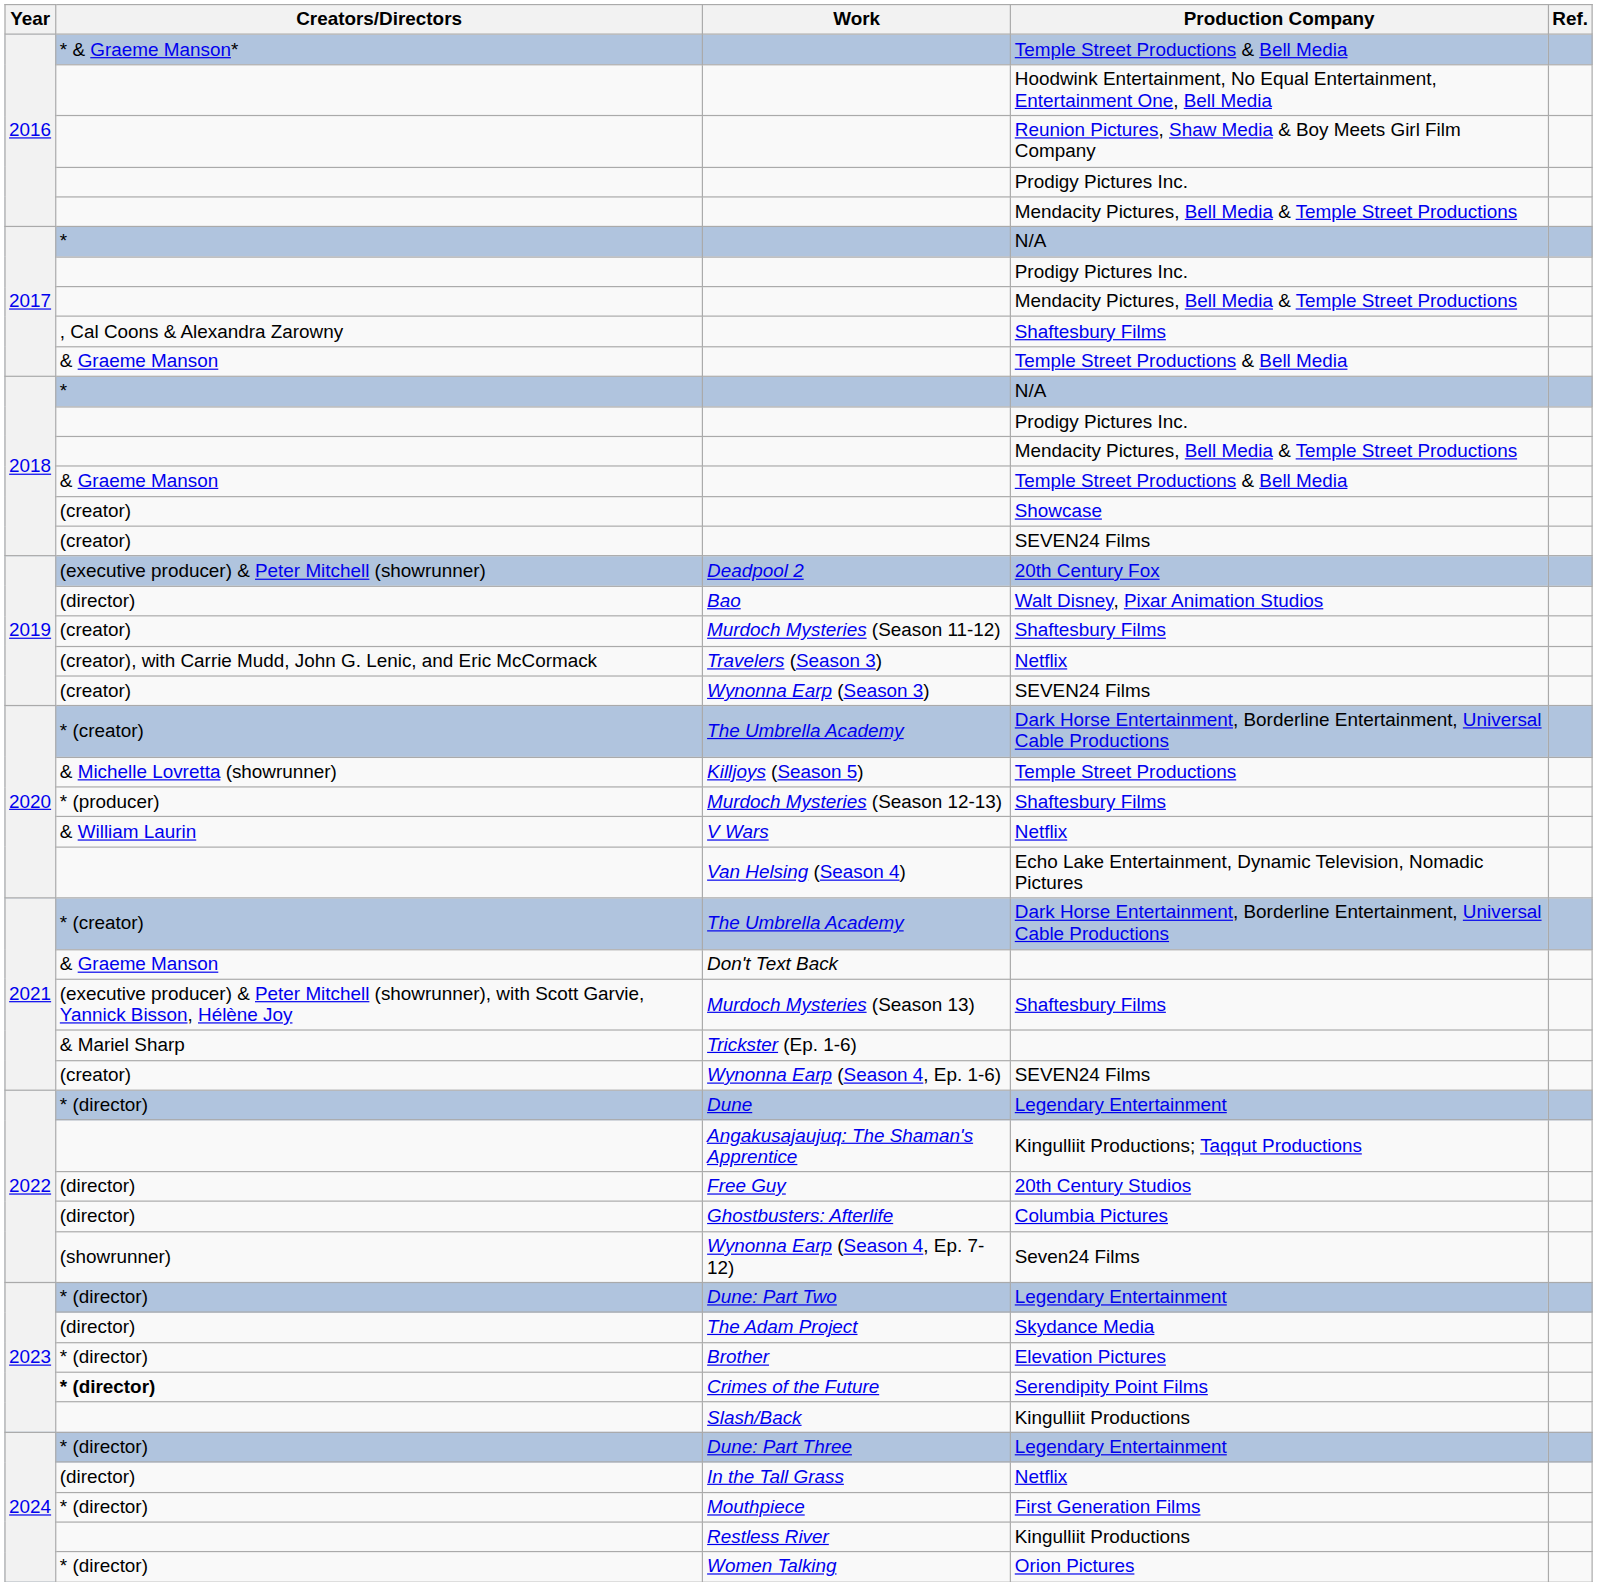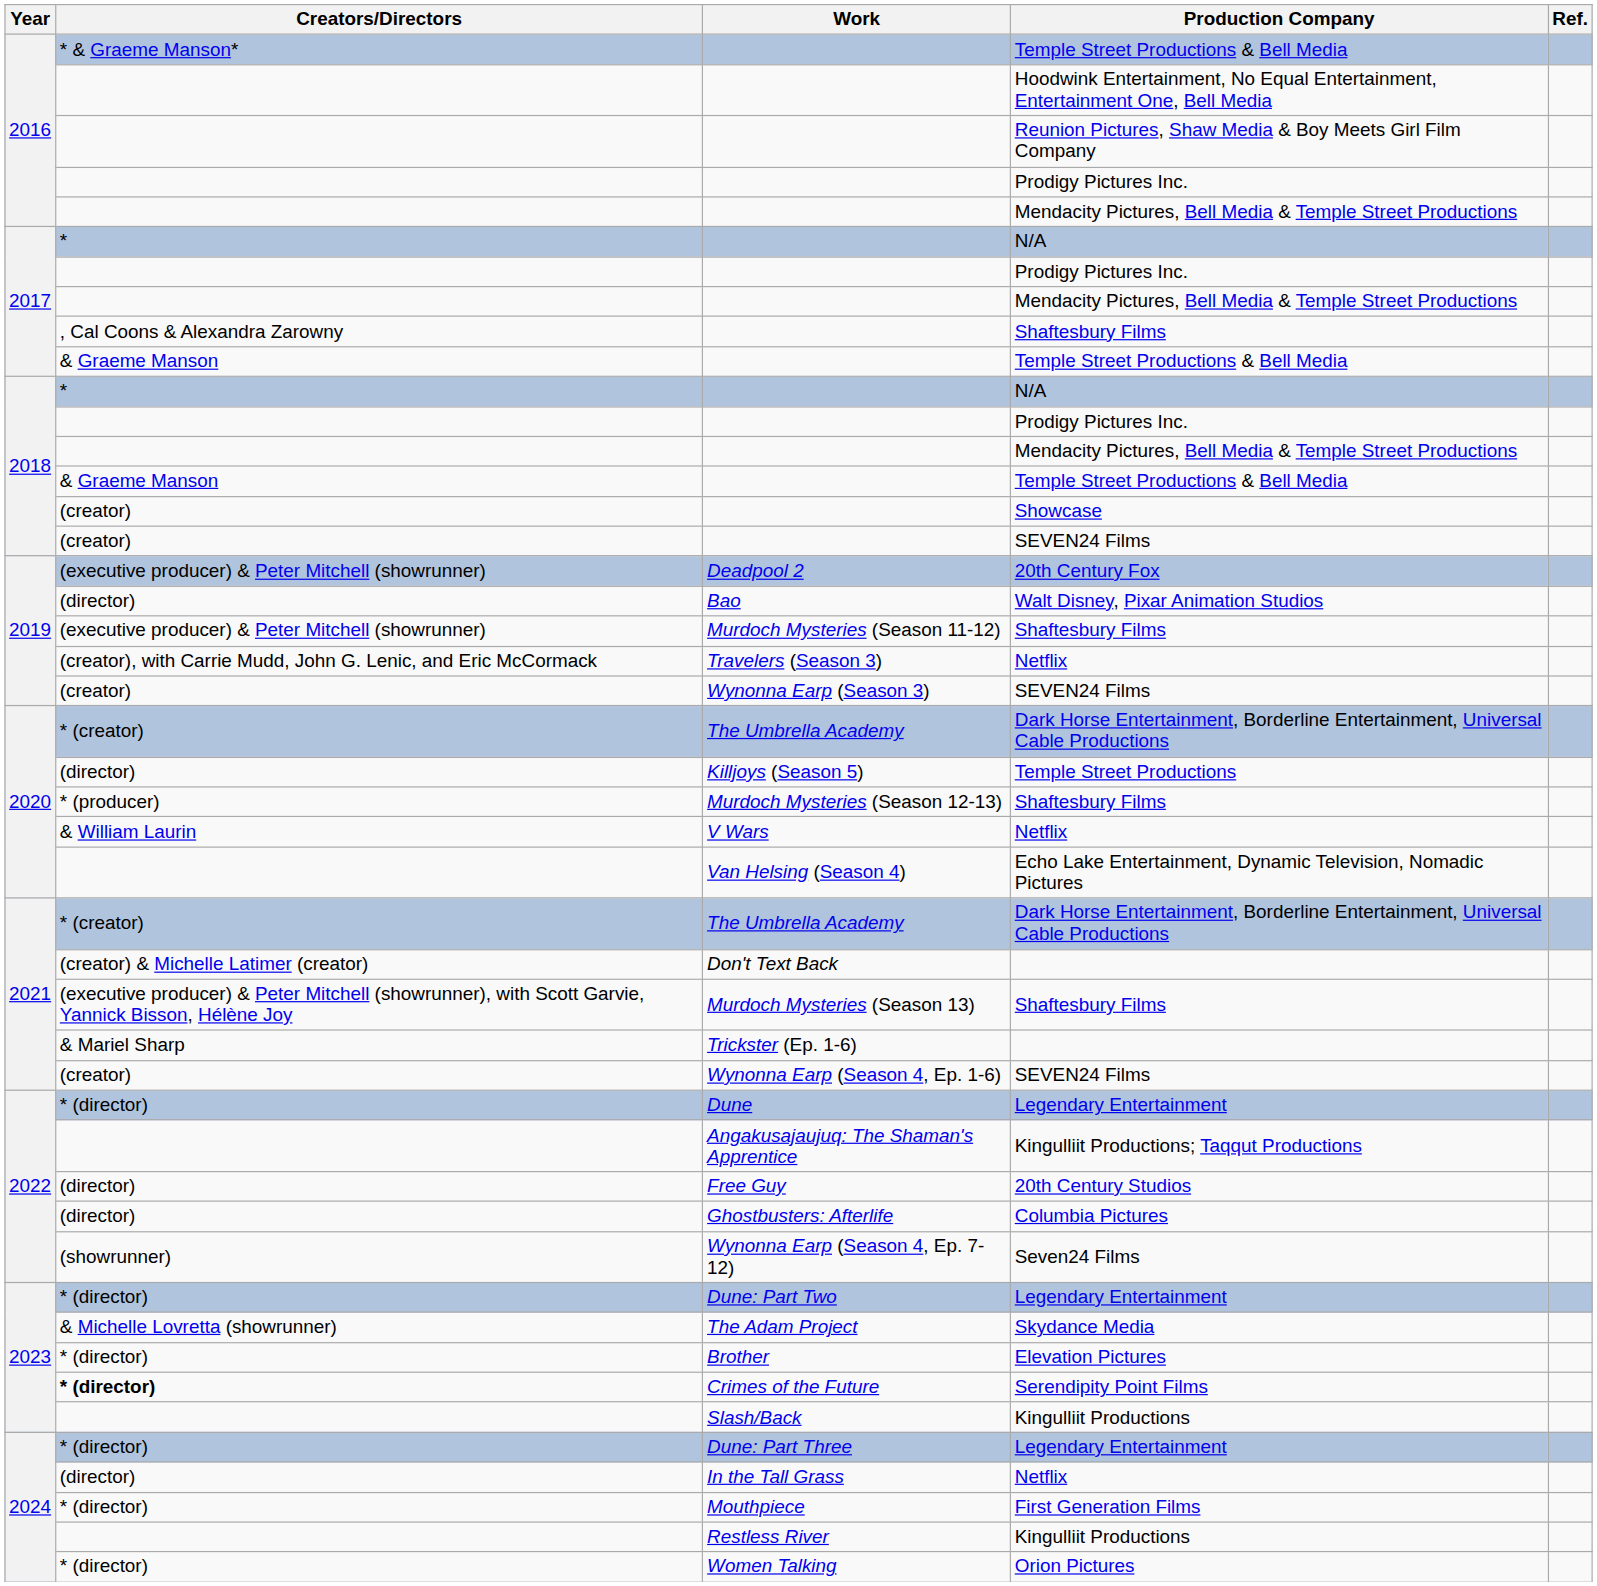(95, 630) (creator) -> (273, 630) (executive producer) & Peter Mitchell (showrunner)
(198, 771) & Michelle Lovretta (showrunner) -> (98, 771) (director)
(139, 964) & Graeme Manson -> (214, 964) (creator) & Michelle Latimer (creator)
(98, 1327) (director) -> (198, 1327) & Michelle Lovretta (showrunner)
